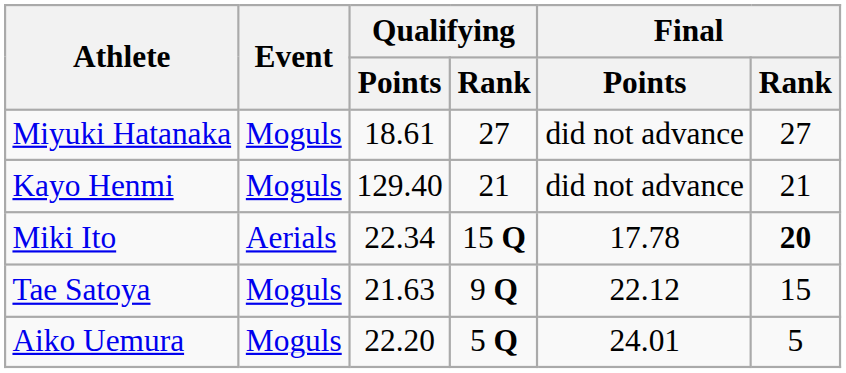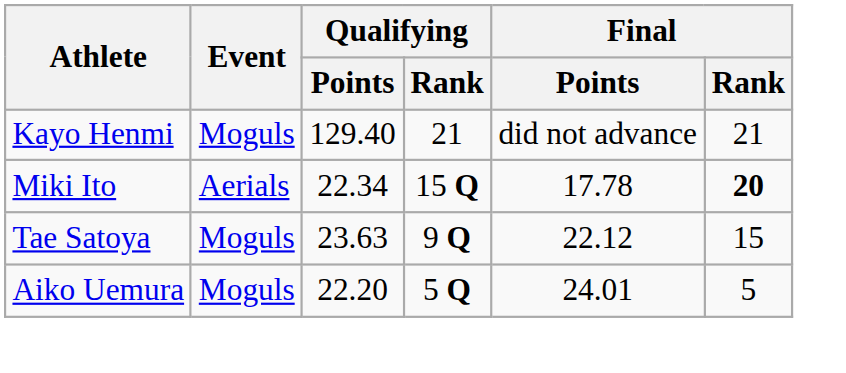- row: (122, 134)
(400, 289) 21.63 -> (353, 237) 23.63
